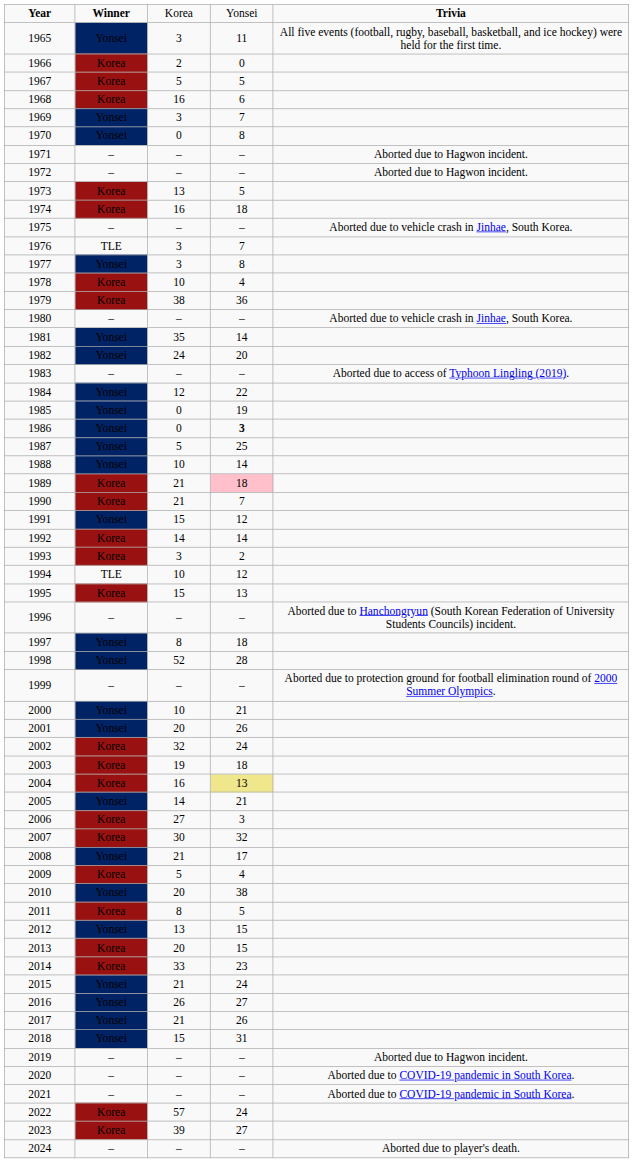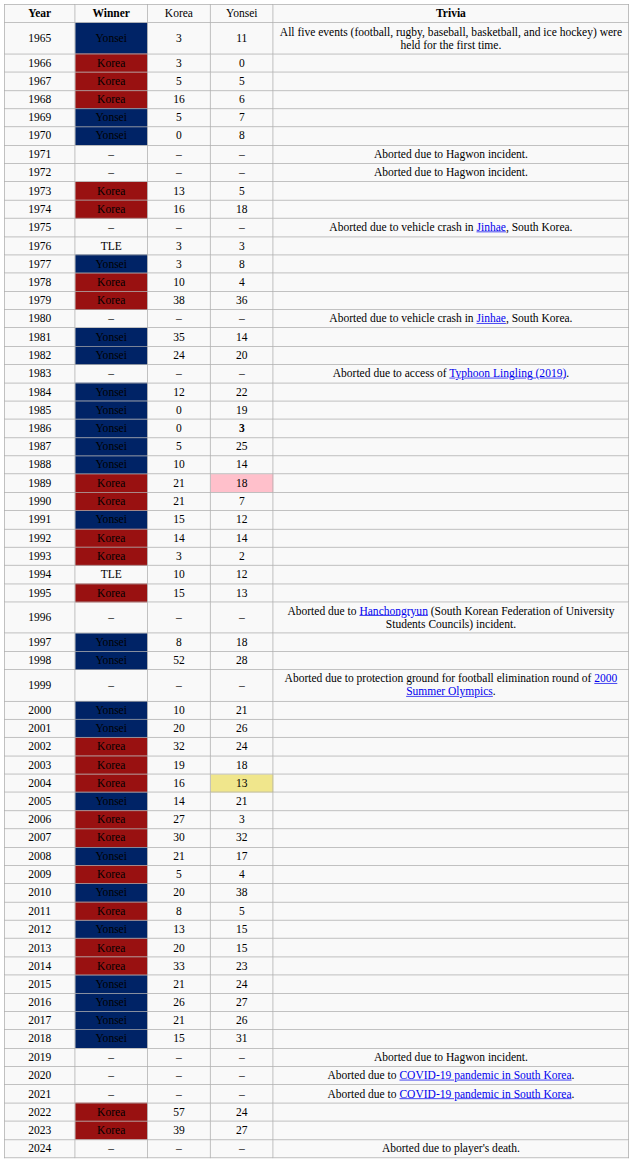(179, 63) 2 -> (179, 63) 3
(179, 117) 3 -> (179, 117) 5
(242, 245) 7 -> (242, 245) 3
